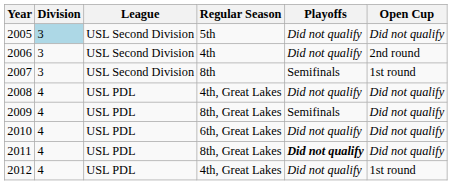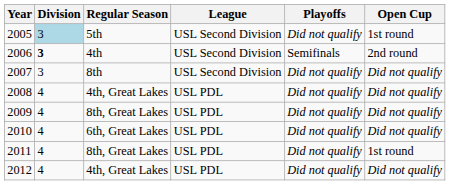columns swapped: (140, 14) <-> (241, 14)
(407, 33) Did not qualify -> (391, 33) 1st round
(41, 53) normal -> (41, 53) bold
(324, 53) Did not qualify -> (314, 53) Semifinals
(314, 72) Semifinals -> (324, 72) Did not qualify
(393, 72) 1st round -> (405, 72) Did not qualify
(314, 111) Semifinals -> (324, 111) Did not qualify
(325, 151) bold -> (324, 151) normal
(407, 151) Did not qualify -> (391, 151) 1st round
(393, 170) 1st round -> (405, 170) Did not qualify
